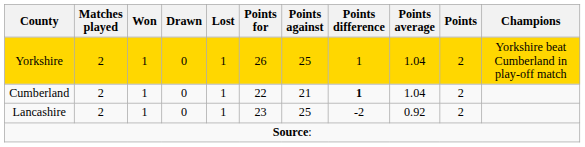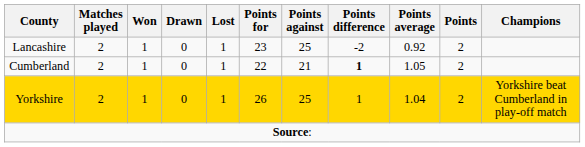rows swapped: (39, 60) <-> (39, 113)
(415, 93) 1.04 -> (415, 66) 1.05
